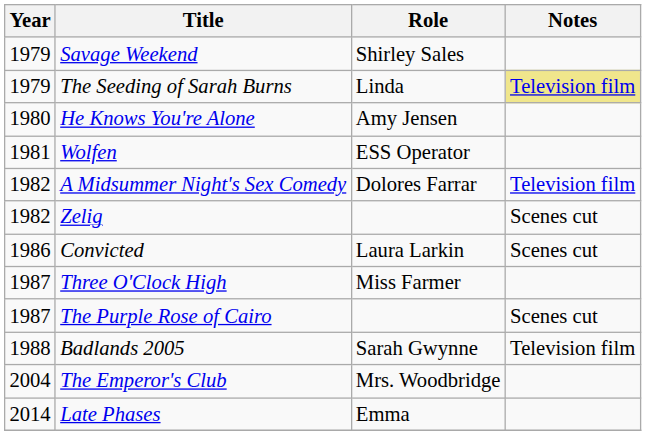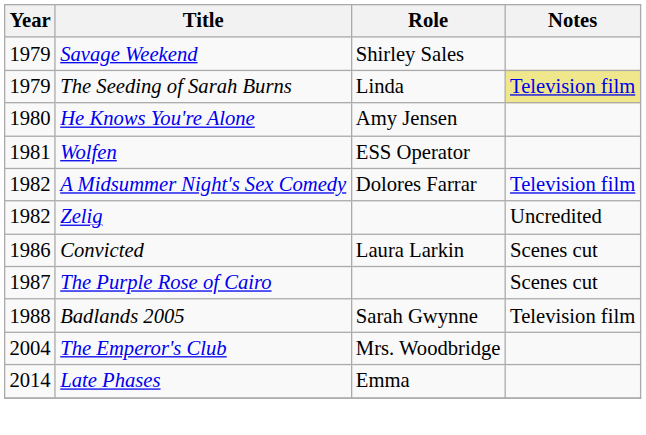(554, 217) Scenes cut -> (556, 217) Uncredited
- row: (143, 282)
